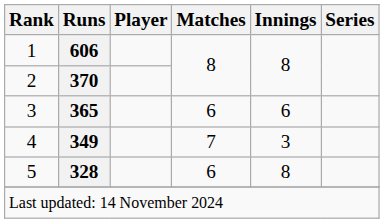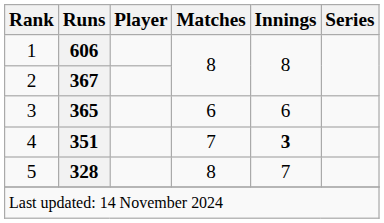(84, 80) 370 -> (84, 80) 367
(84, 141) 349 -> (84, 141) 351
(286, 141) normal -> (286, 141) bold
(211, 171) 6 -> (211, 171) 8
(286, 171) 8 -> (286, 171) 7
